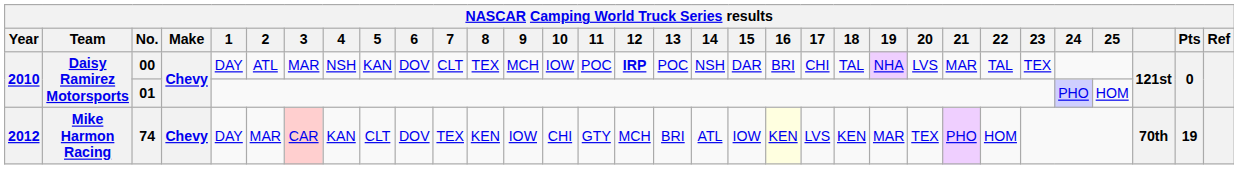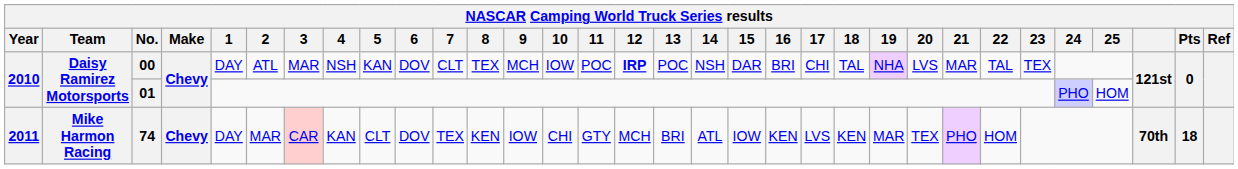(24, 136) 2012 -> (24, 136) 2011
(783, 136) lightyellow background -> (783, 136) no background
(1190, 136) 19 -> (1190, 136) 18
